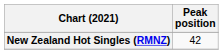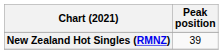(195, 40) 42 -> (195, 40) 39
